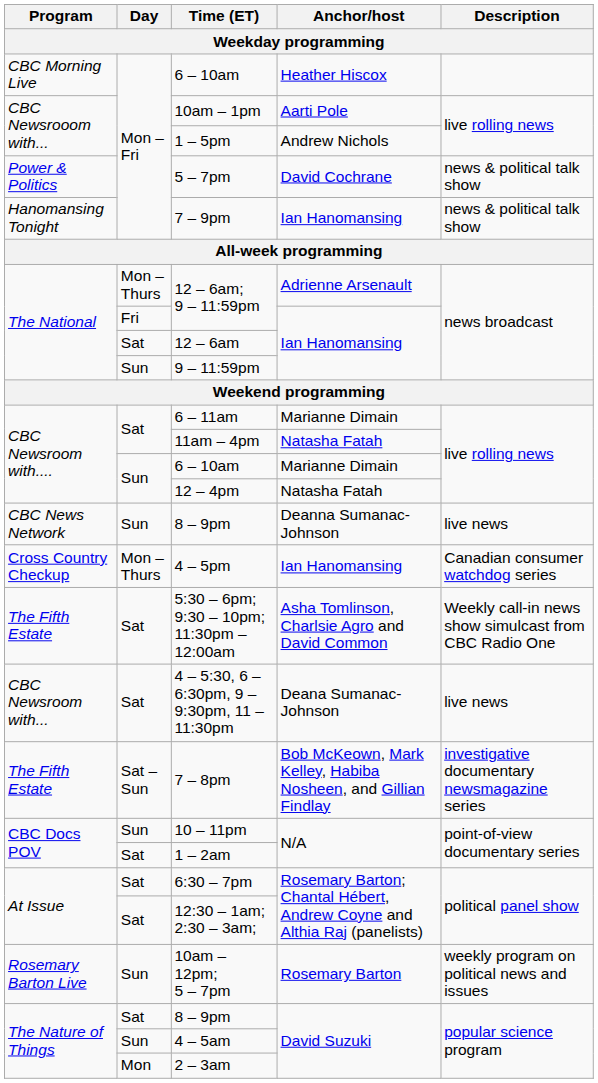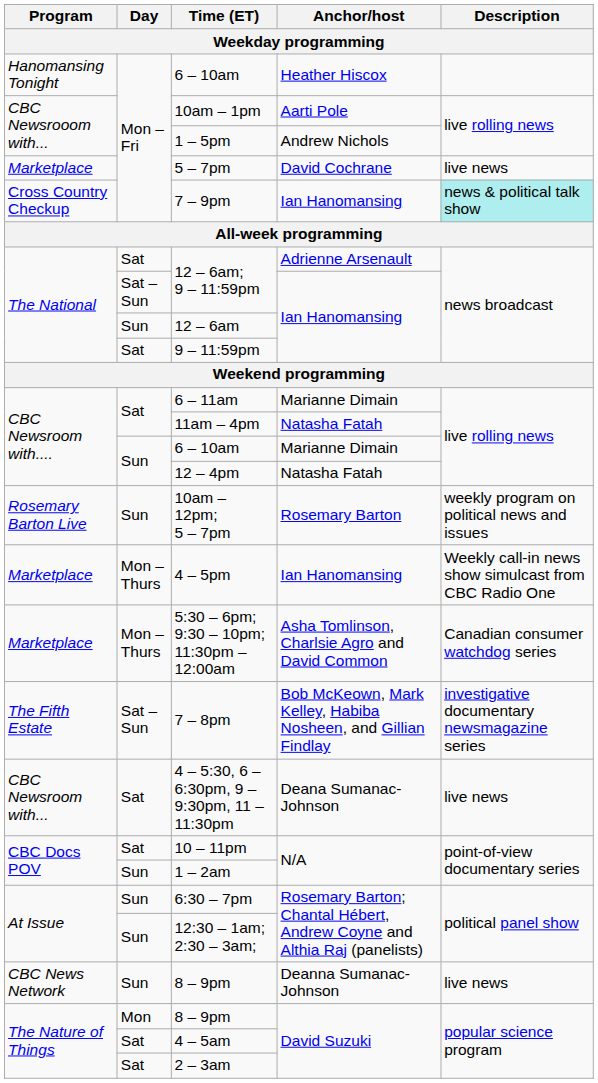(55, 74) CBC Morning Live -> (56, 74) Hanomansing Tonight
(37, 176) Power & Politics -> (50, 167) Marketplace
(512, 176) news & political talk show -> (476, 167) live news
(56, 218) Hanomansing Tonight -> (58, 200) Cross Country Checkup
(512, 218) no background -> (512, 200) paleturquoise background
(142, 285) Mon – Thurs -> (133, 258) Sat
(130, 318) Fri -> (139, 292) Sat – Sun
(133, 343) Sat -> (135, 325) Sun
(135, 367) Sun -> (133, 350) Sat
rows swapped: (202, 974) <-> (202, 524)
(58, 566) Cross Country Checkup -> (50, 574) Marketplace
(514, 566) Canadian consumer watchdog series -> (514, 574) Weekly call-in news show simulcast from CBC Radio One
(39, 625) The Fifth Estate -> (50, 643) Marketplace
(133, 625) Sat -> (142, 643) Mon – Thurs
(514, 625) Weekly call-in news show simulcast from CBC Radio One -> (514, 643) Canadian consumer watchdog series
rows swapped: (219, 702) <-> (202, 779)
(135, 830) Sun -> (133, 847) Sat
(133, 855) Sat -> (135, 872) Sun
(133, 881) Sat -> (135, 899) Sun
(133, 920) Sat -> (135, 937) Sun
(133, 1016) Sat -> (136, 1016) Mon
(135, 1040) Sun -> (133, 1040) Sat
(136, 1065) Mon -> (133, 1065) Sat
